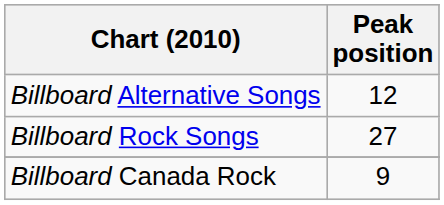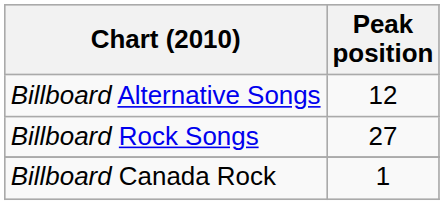(383, 177) 9 -> (383, 177) 1
